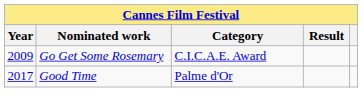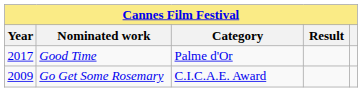rows swapped: (101, 55) <-> (68, 76)
